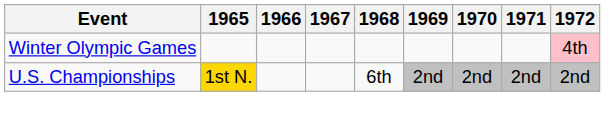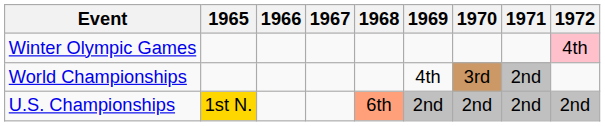+ row: (98, 76)
(379, 76) no background -> (379, 105) lightsalmon background
